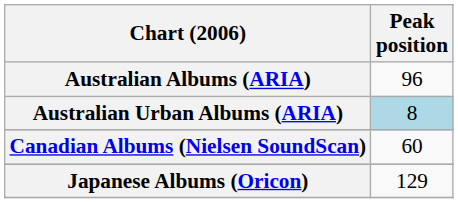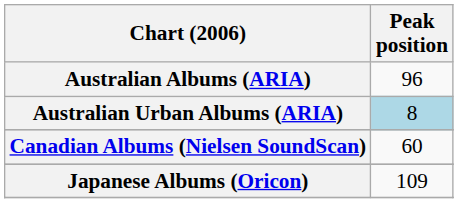(412, 180) 129 -> (412, 180) 109
